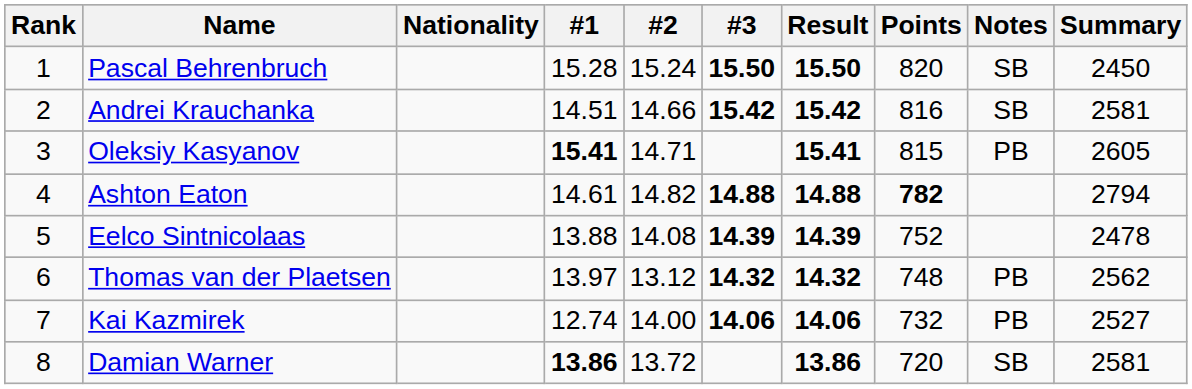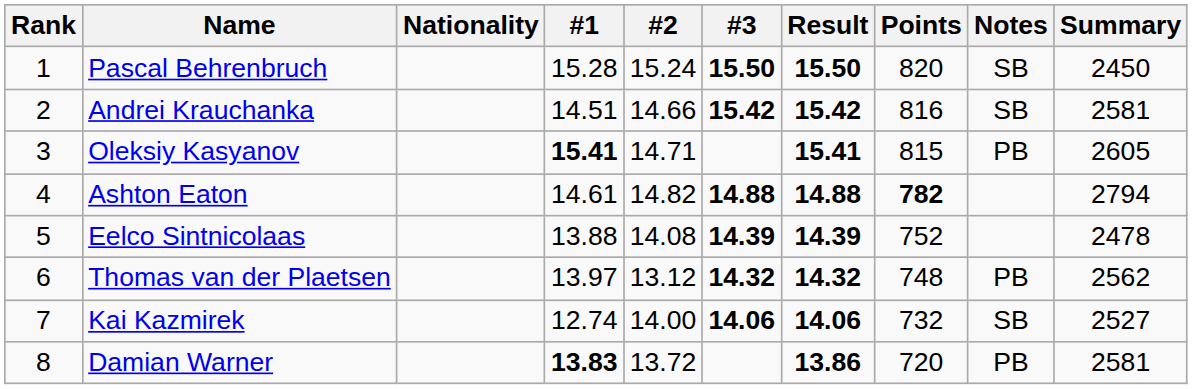(1011, 320) PB -> (1011, 320) SB
(584, 362) 13.86 -> (584, 362) 13.83
(1011, 362) SB -> (1011, 362) PB
